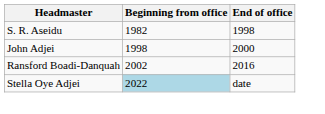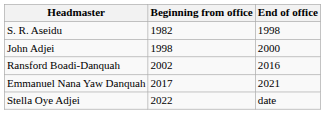+ row: (76, 83)
(136, 83) lightblue background -> (162, 100) no background
